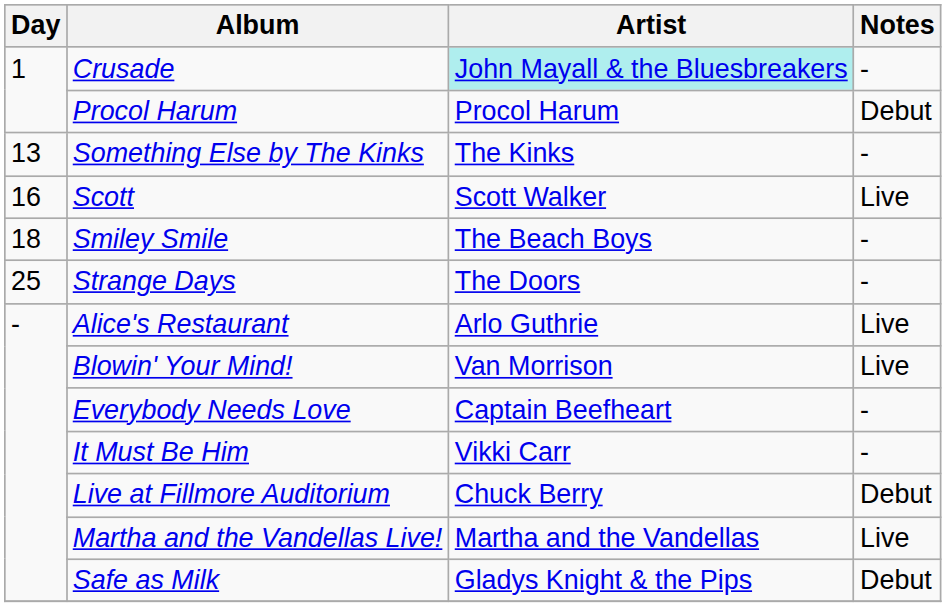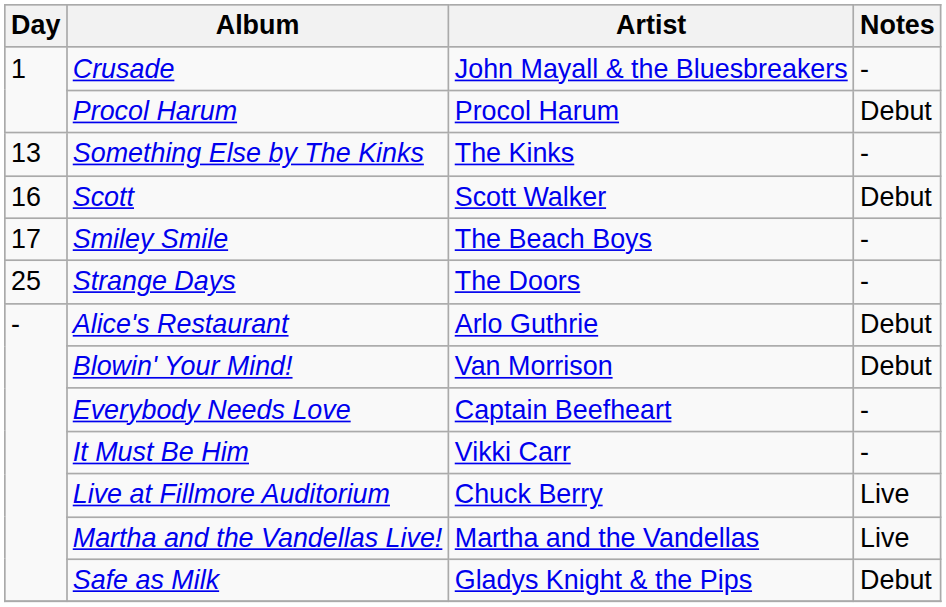(651, 68) paleturquoise background -> (651, 68) no background
(885, 196) Live -> (896, 196) Debut
(26, 238) 18 -> (26, 238) 17
(885, 324) Live -> (896, 324) Debut
(885, 366) Live -> (896, 366) Debut
(896, 494) Debut -> (885, 494) Live
